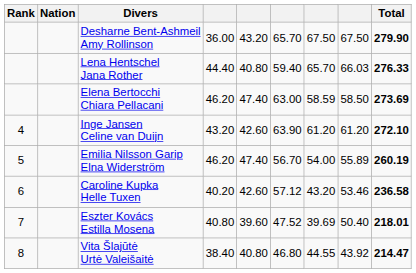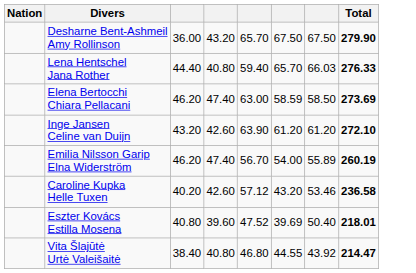- column: (21, 13)
